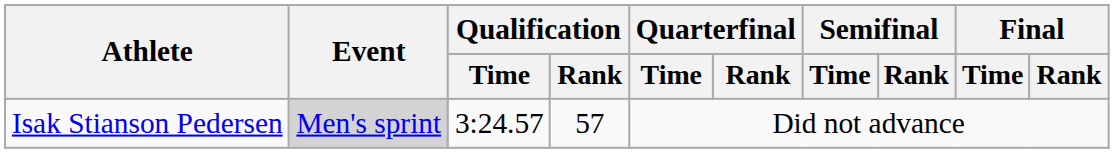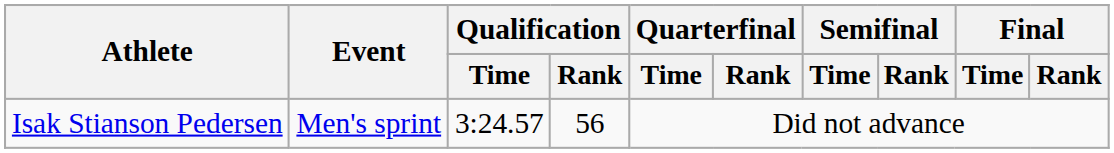(369, 123) lightgrey background -> (369, 123) no background
(590, 123) 57 -> (590, 123) 56
